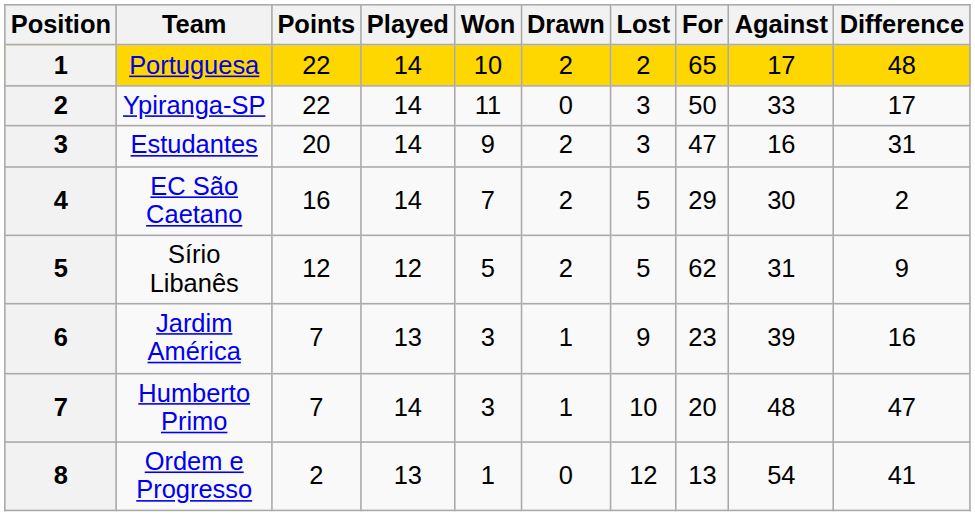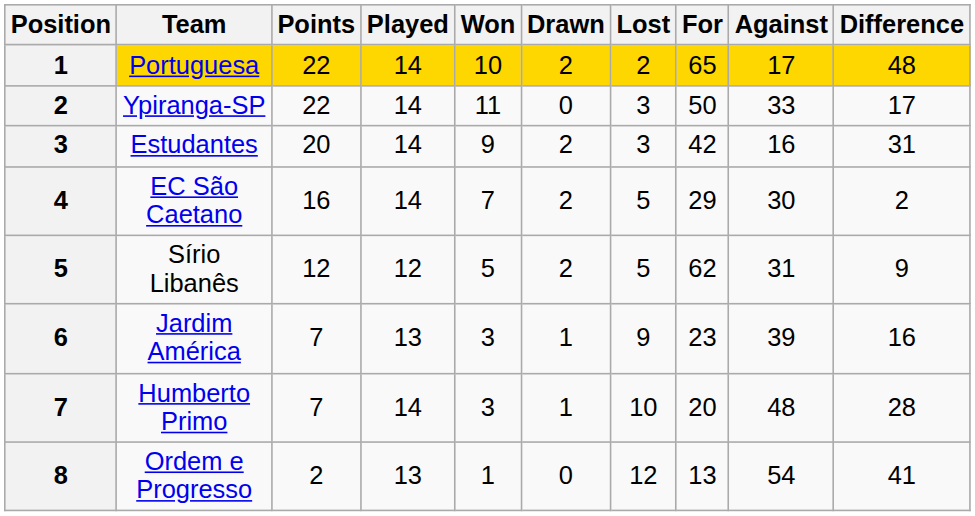(702, 145) 47 -> (702, 145) 42
(902, 407) 47 -> (902, 407) 28
